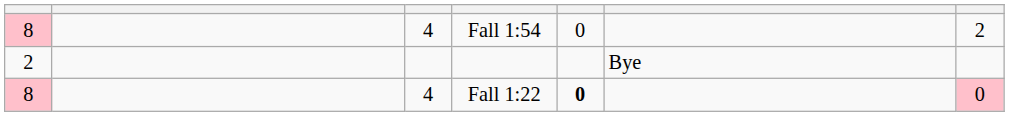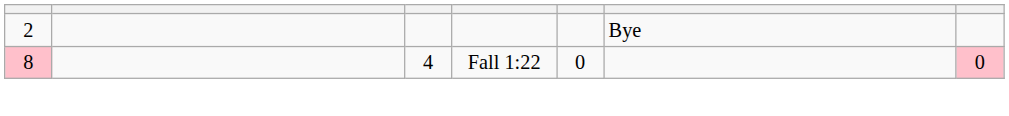- row: (504, 29)
(580, 94) bold -> (580, 62) normal
